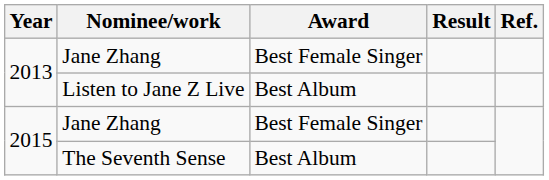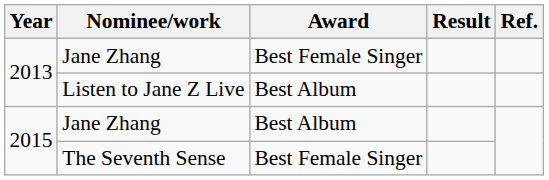(338, 123) Best Female Singer -> (305, 123) Best Album
(305, 157) Best Album -> (338, 157) Best Female Singer
